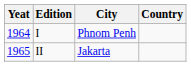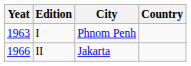(19, 33) 1964 -> (19, 33) 1963
(19, 52) 1965 -> (19, 52) 1966
